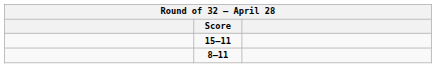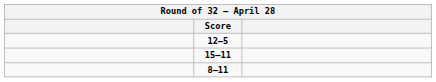+ row: (218, 40)
